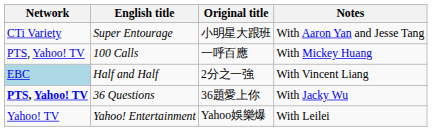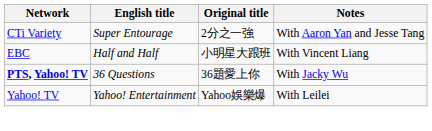(236, 33) 小明星大跟班 -> (227, 33) 2分之一強
- row: (116, 54)
(18, 74) lightblue background -> (18, 54) no background
(227, 74) 2分之一強 -> (236, 53) 小明星大跟班
